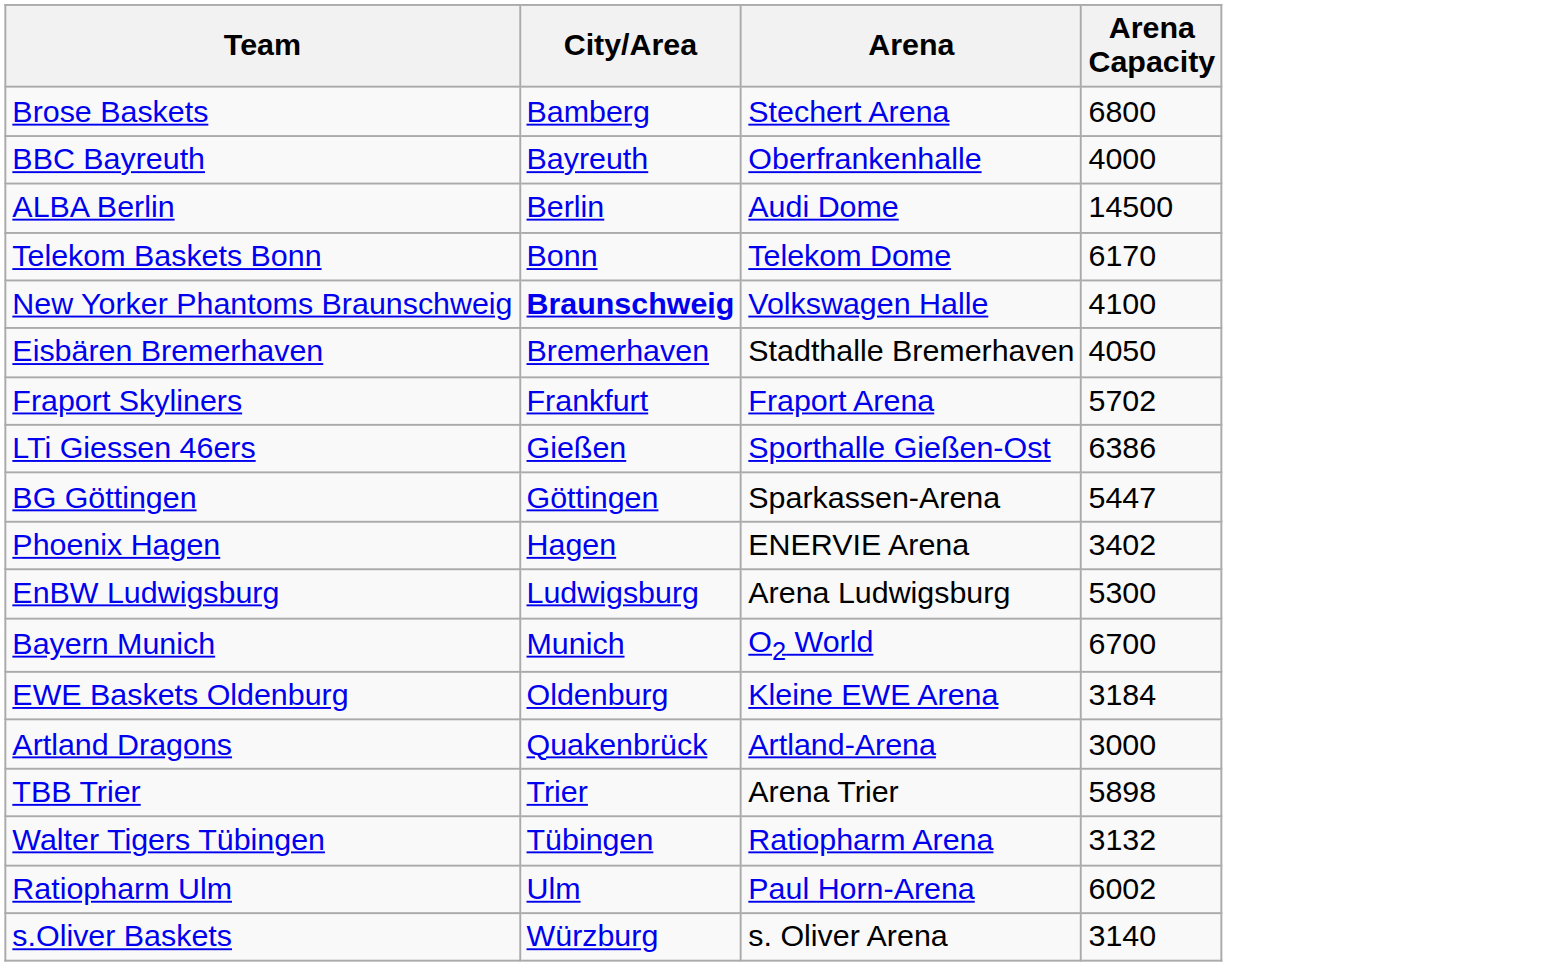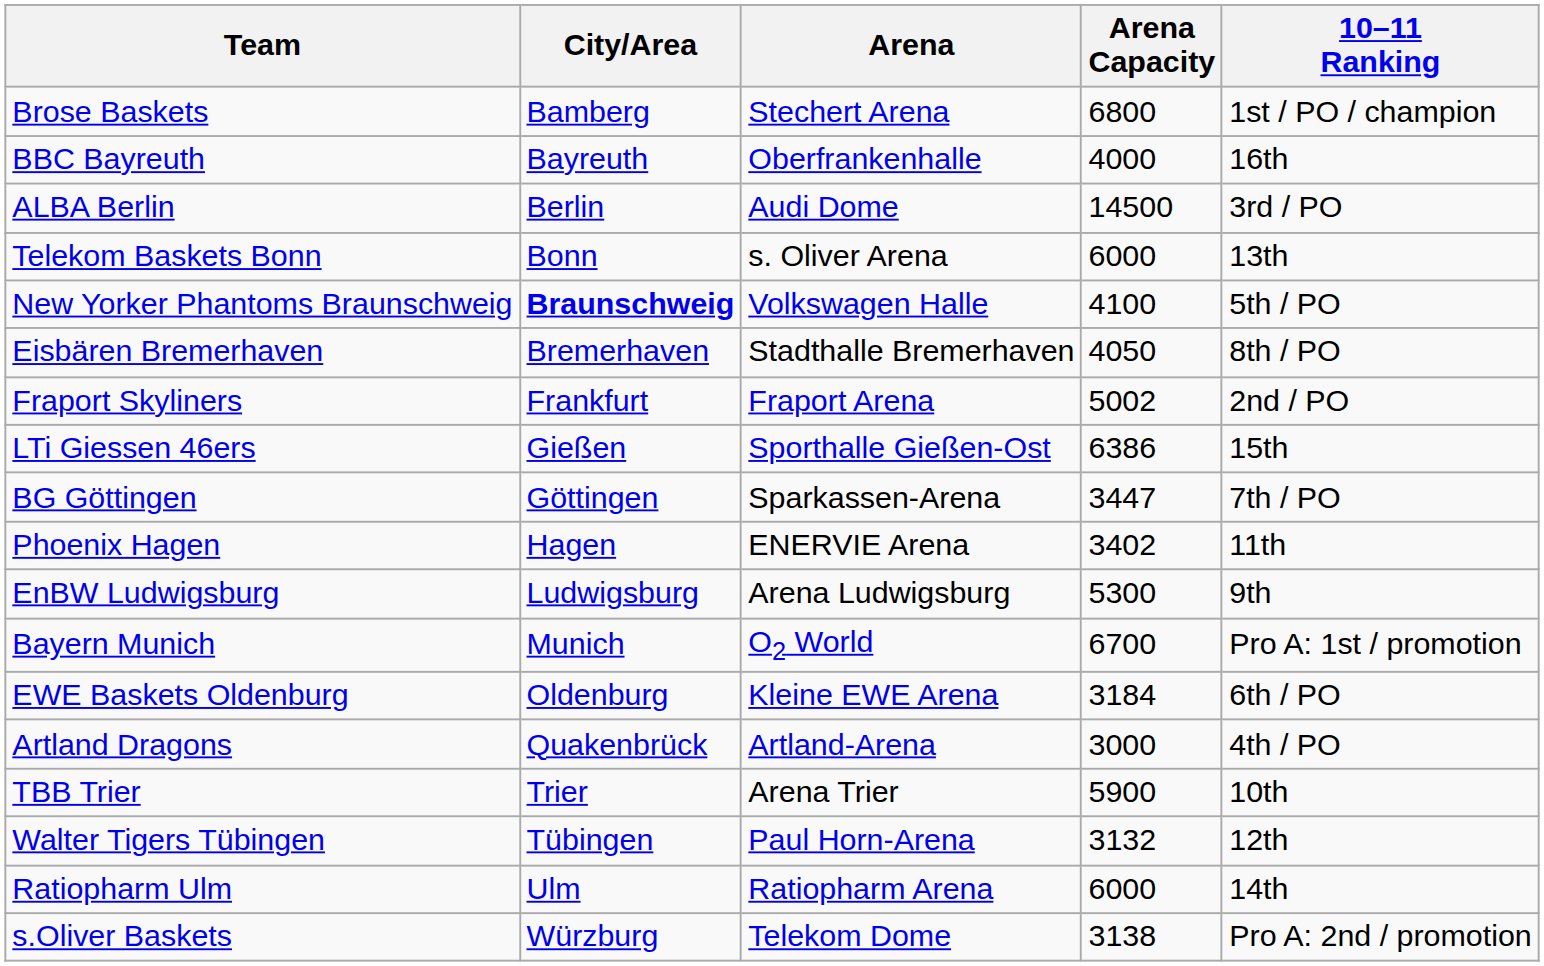+ column: (1380, 45)
(850, 255) Telekom Dome -> (848, 255) s. Oliver Arena
(1122, 255) 6170 -> (1122, 255) 6000
(1122, 400) 5702 -> (1122, 400) 5002
(1122, 496) 5447 -> (1122, 496) 3447
(1122, 792) 5898 -> (1122, 792) 5900
(871, 840) Ratiopharm Arena -> (862, 840) Paul Horn-Arena
(862, 888) Paul Horn-Arena -> (871, 888) Ratiopharm Arena
(1122, 888) 6002 -> (1122, 888) 6000
(848, 936) s. Oliver Arena -> (850, 936) Telekom Dome
(1122, 936) 3140 -> (1122, 936) 3138
